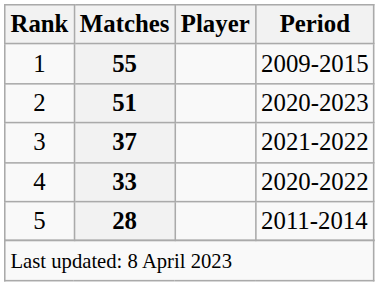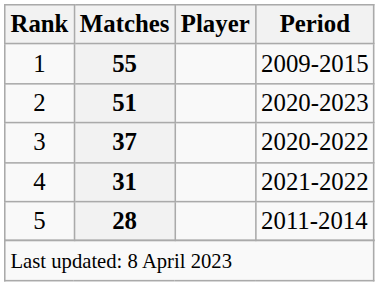(315, 142) 2021-2022 -> (315, 142) 2020-2022
(125, 181) 33 -> (125, 181) 31
(315, 181) 2020-2022 -> (315, 181) 2021-2022
